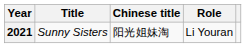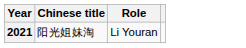- column: (73, 13)
